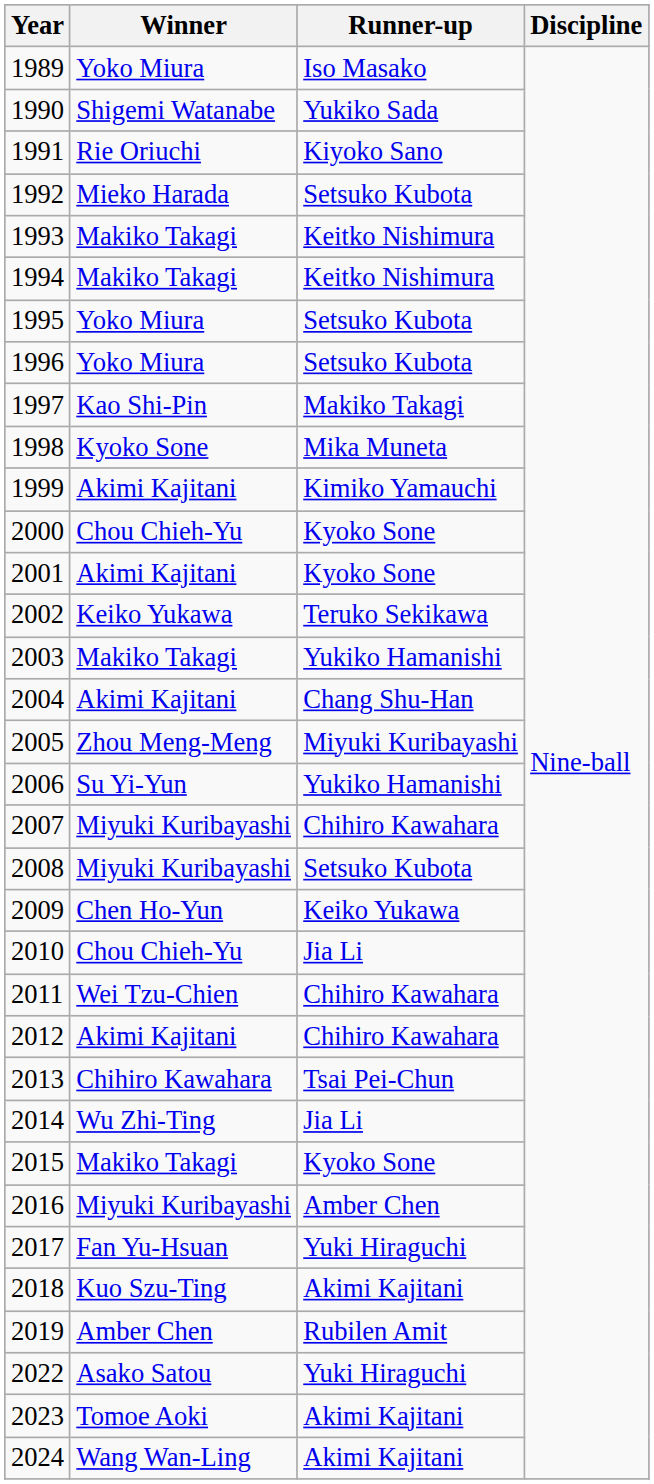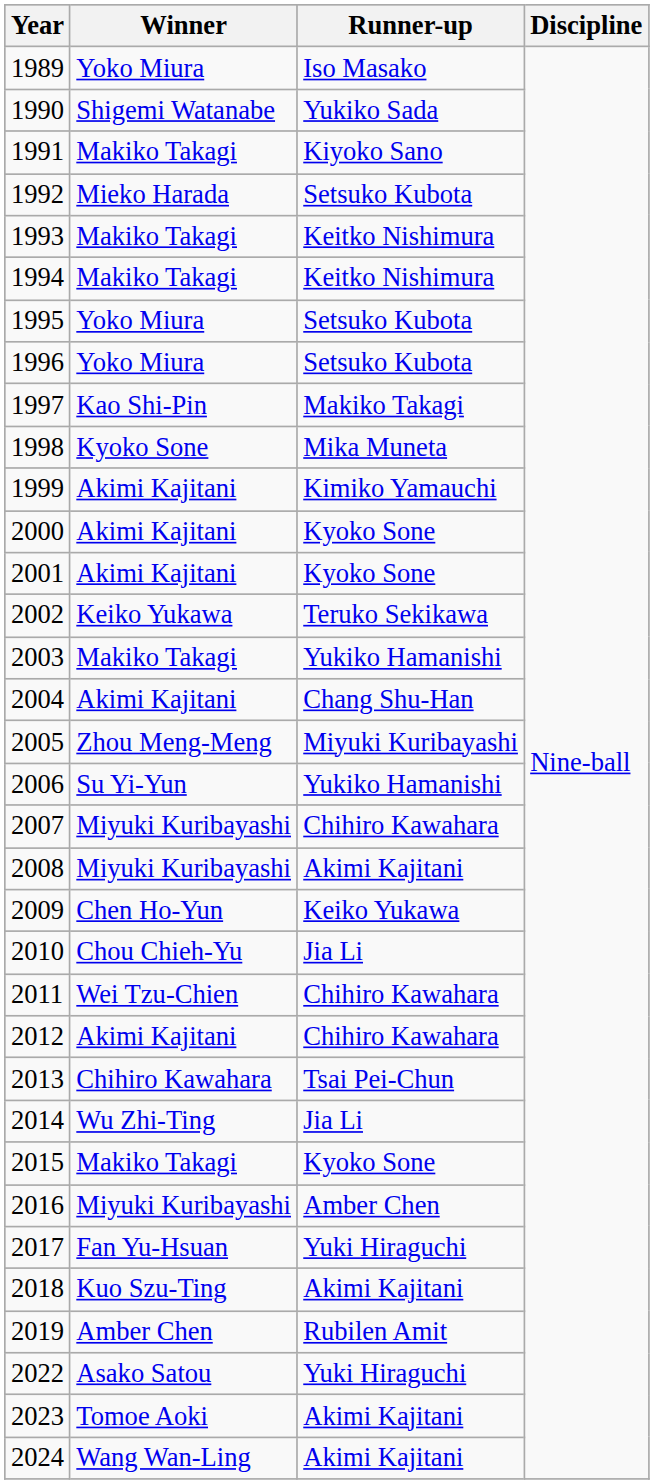(139, 151) Rie Oriuchi -> (157, 151) Makiko Takagi
(159, 531) Chou Chieh-Yu -> (156, 531) Akimi Kajitani
(388, 868) Setsuko Kubota -> (383, 868) Akimi Kajitani
